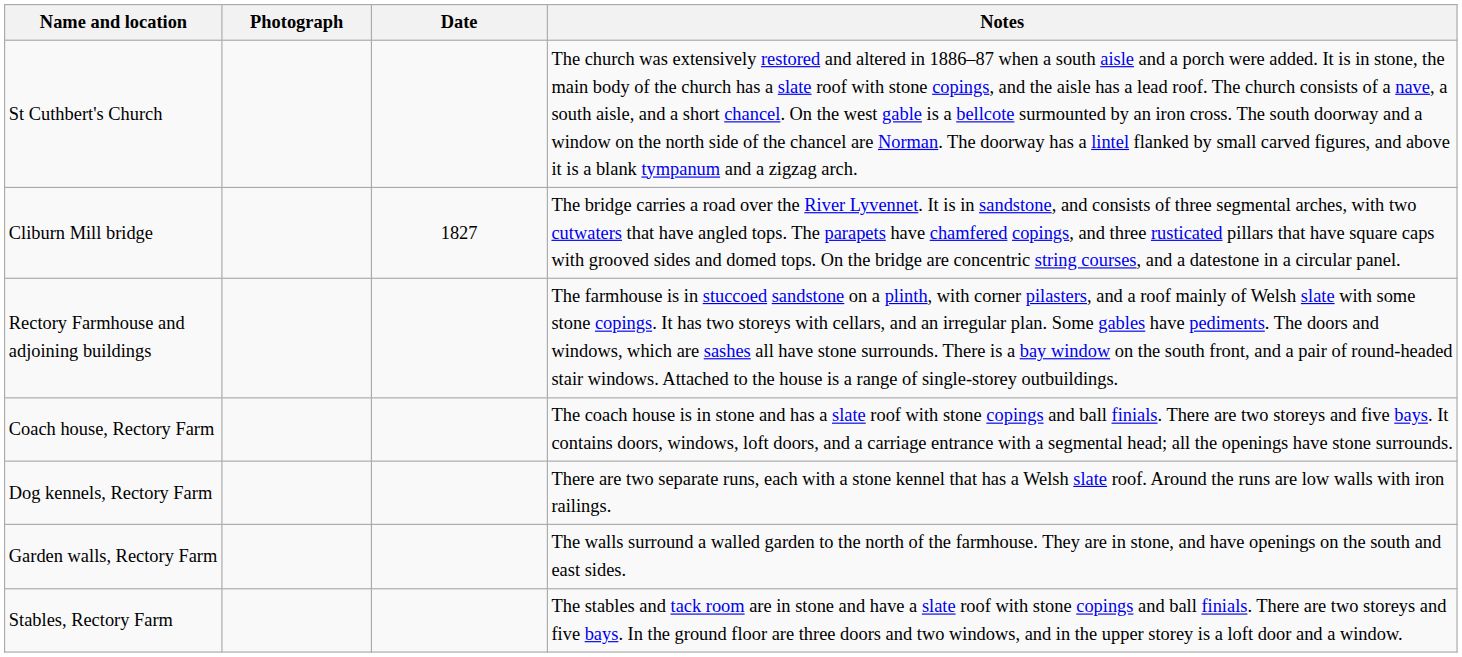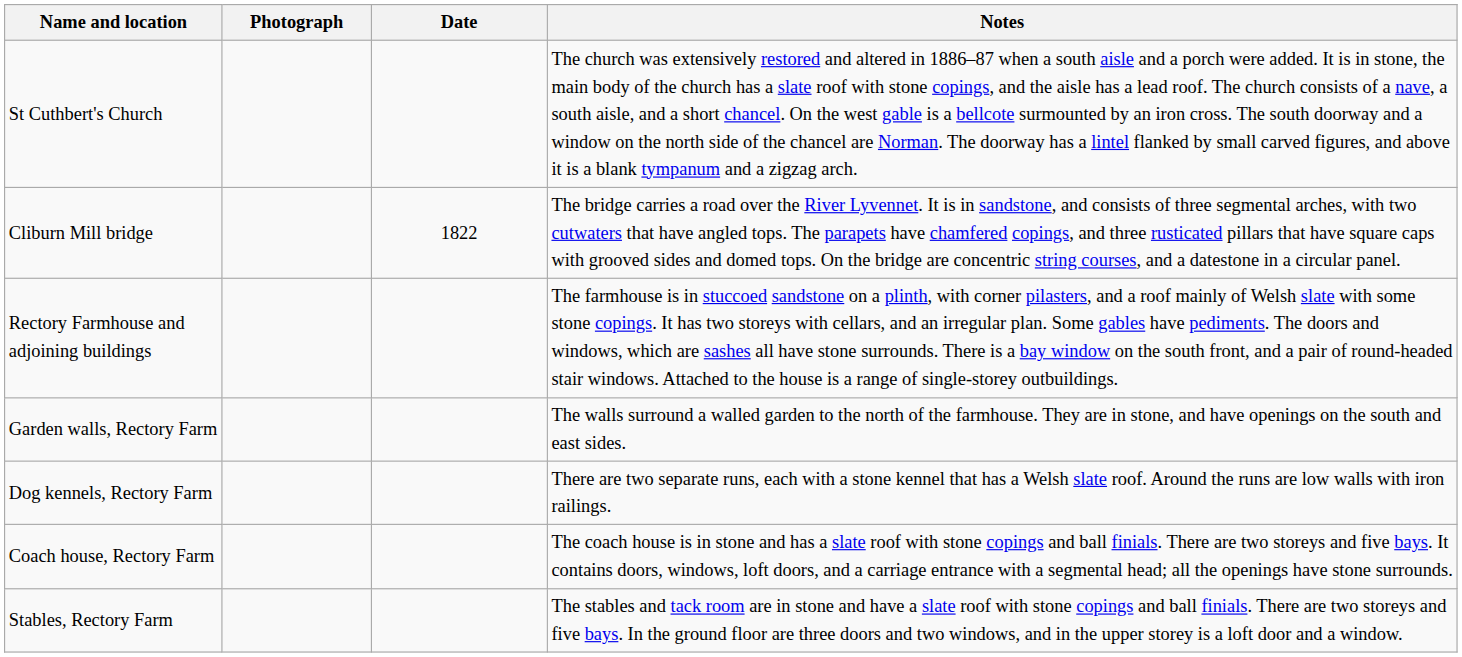(459, 232) 1827 -> (459, 232) 1822
rows swapped: (112, 429) <-> (113, 556)
